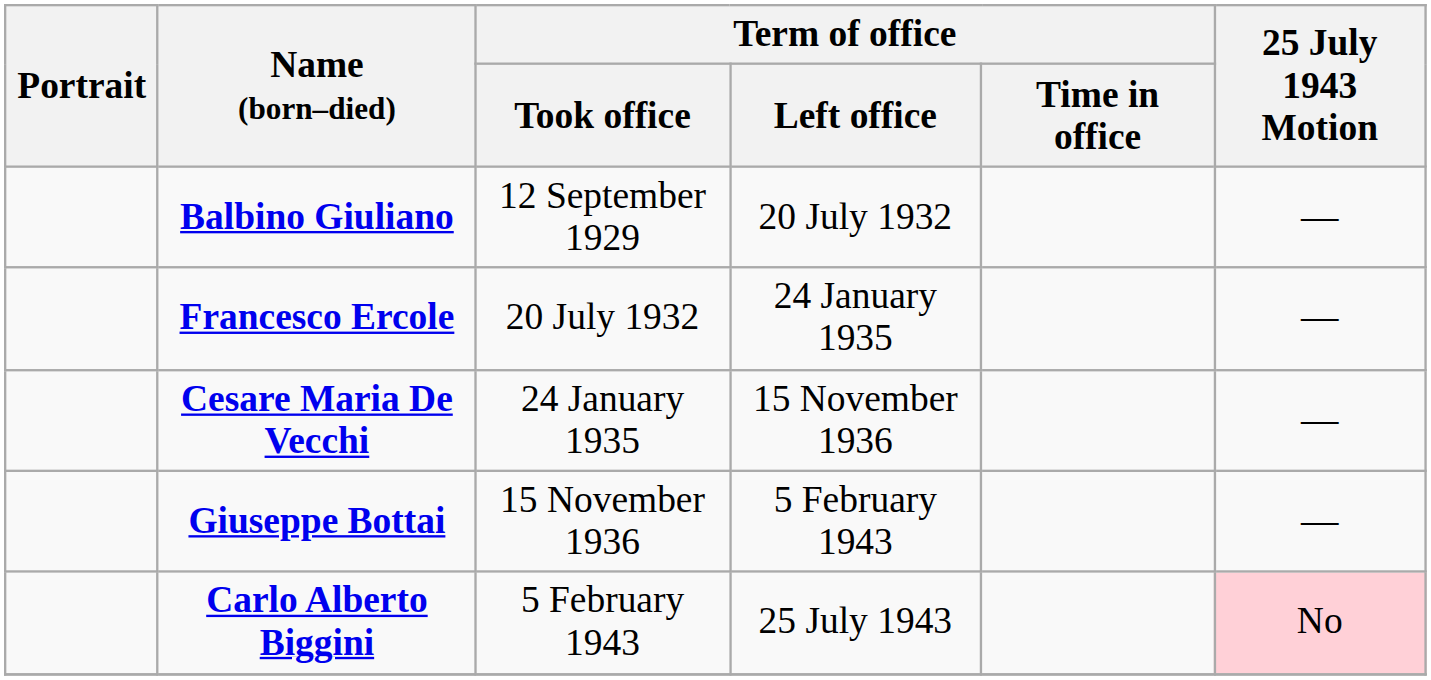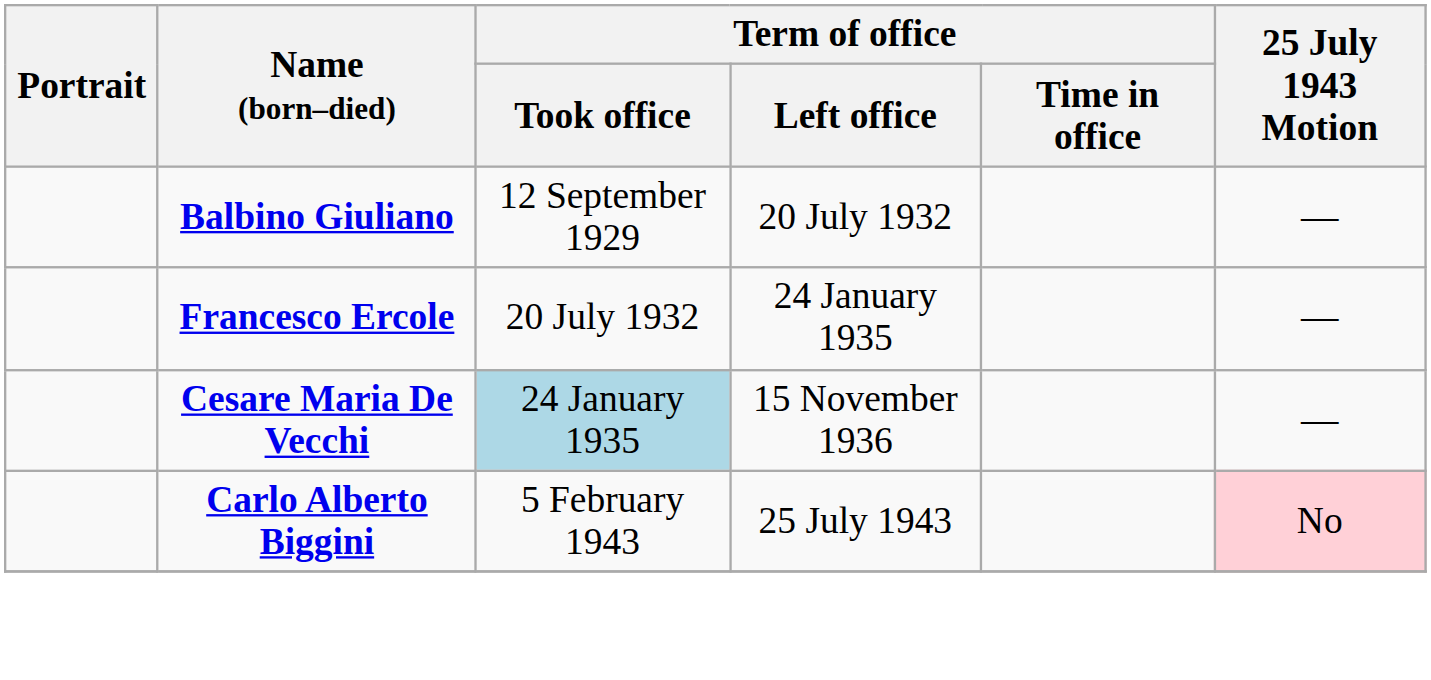(603, 419) no background -> (603, 419) lightblue background
- row: (317, 520)
